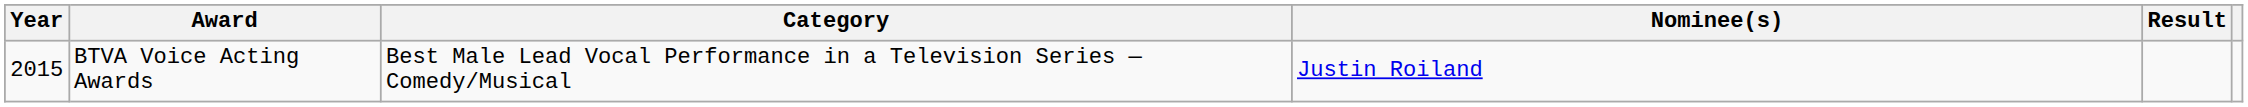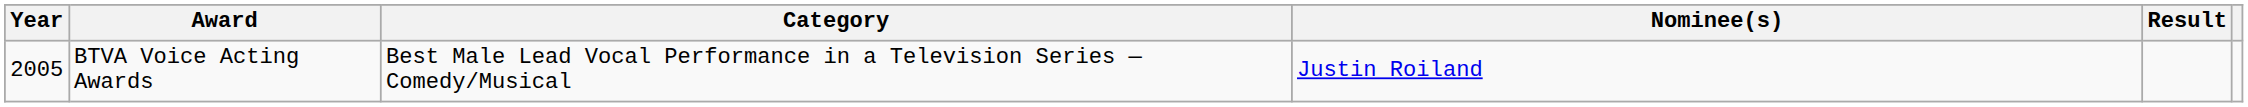(37, 71) 2015 -> (37, 71) 2005
